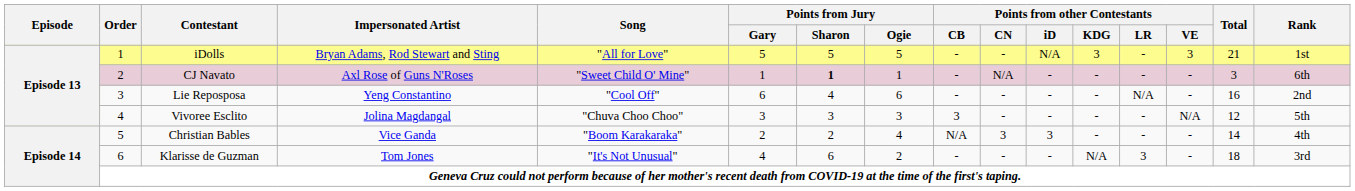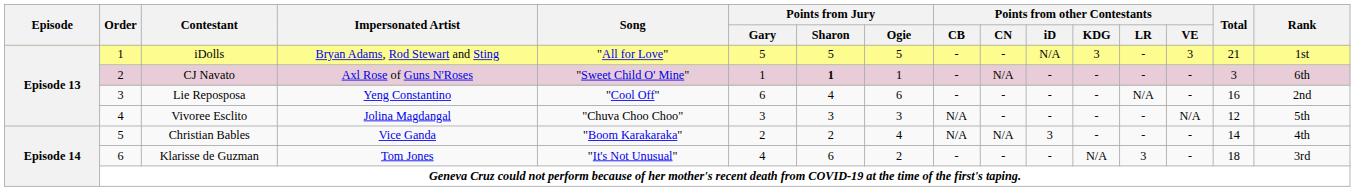(956, 115) 3 -> (956, 115) N/A
(1003, 136) 3 -> (1003, 136) N/A
